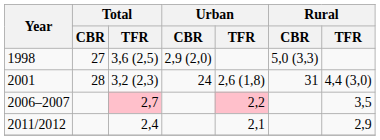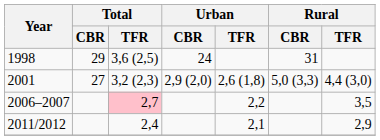(98, 59) 27 -> (98, 59) 29
(188, 59) 2,9 (2,0) -> (205, 59) 24
(295, 59) 5,0 (3,3) -> (311, 59) 31
(98, 80) 28 -> (98, 80) 27
(205, 80) 24 -> (188, 80) 2,9 (2,0)
(311, 80) 31 -> (295, 80) 5,0 (3,3)
(256, 102) pink background -> (256, 102) no background
